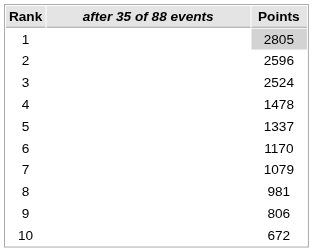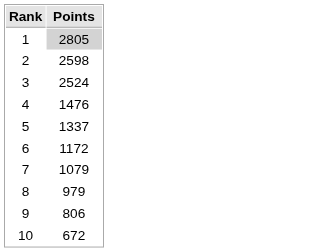- column: (148, 16)
(279, 61) 2596 -> (74, 61) 2598
(279, 104) 1478 -> (74, 104) 1476
(279, 148) 1170 -> (74, 148) 1172
(279, 192) 981 -> (74, 192) 979
